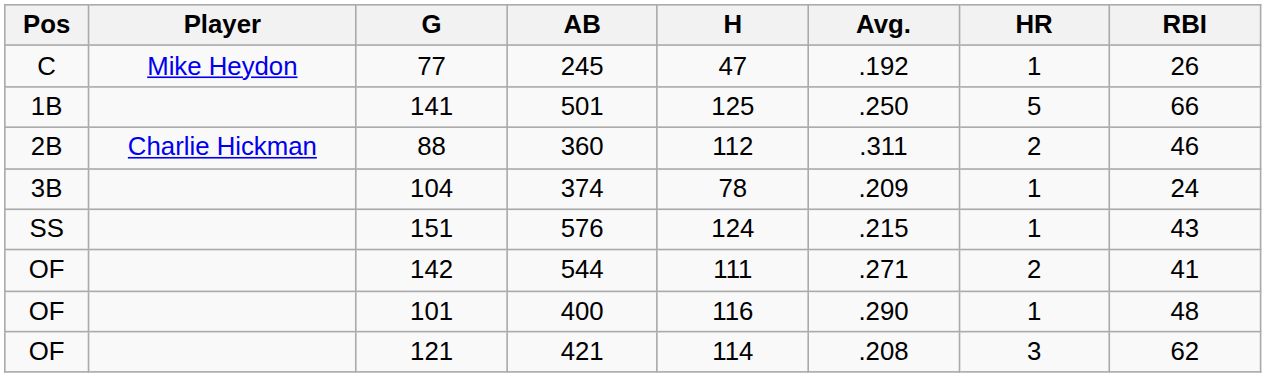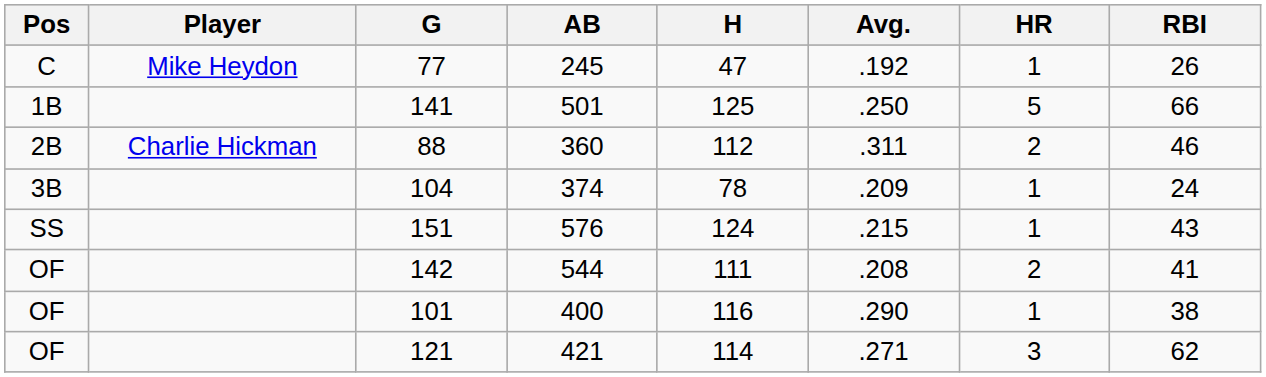(883, 270) .271 -> (883, 270) .208
(1185, 310) 48 -> (1185, 310) 38
(883, 351) .208 -> (883, 351) .271
